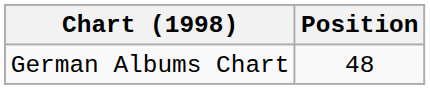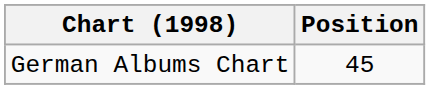(360, 65) 48 -> (360, 65) 45
